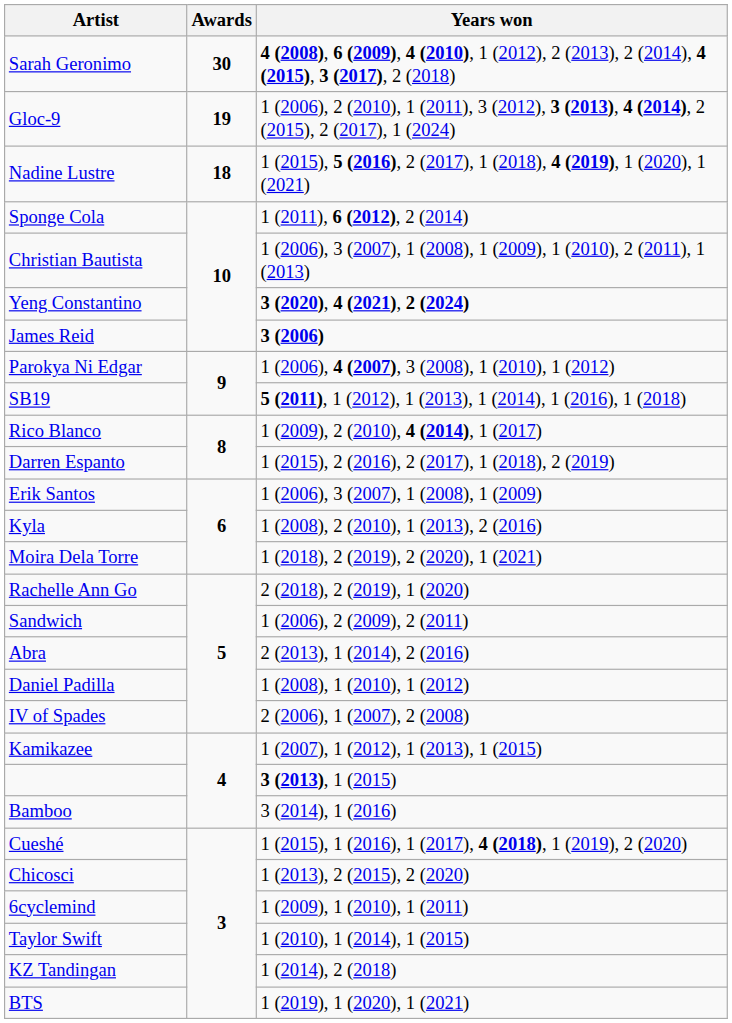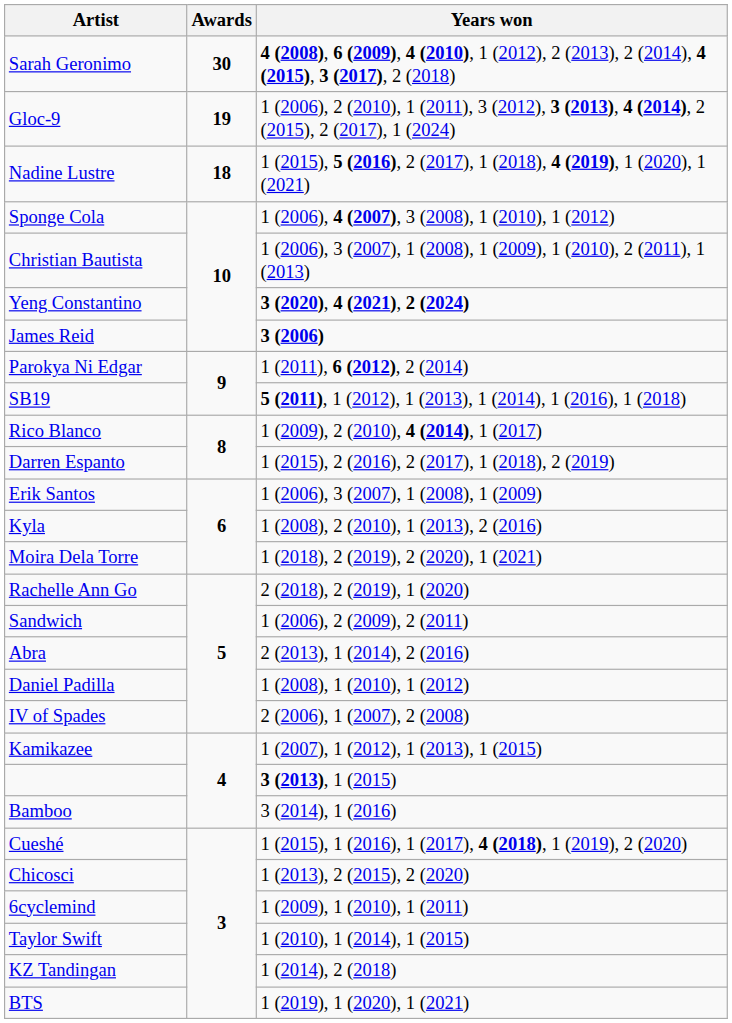(365, 216) 1 (2011), 6 (2012), 2 (2014) -> (438, 216) 1 (2006), 4 (2007), 3 (2008), 1 (2010), 1 (2012)
(438, 367) 1 (2006), 4 (2007), 3 (2008), 1 (2010), 1 (2012) -> (365, 367) 1 (2011), 6 (2012), 2 (2014)
